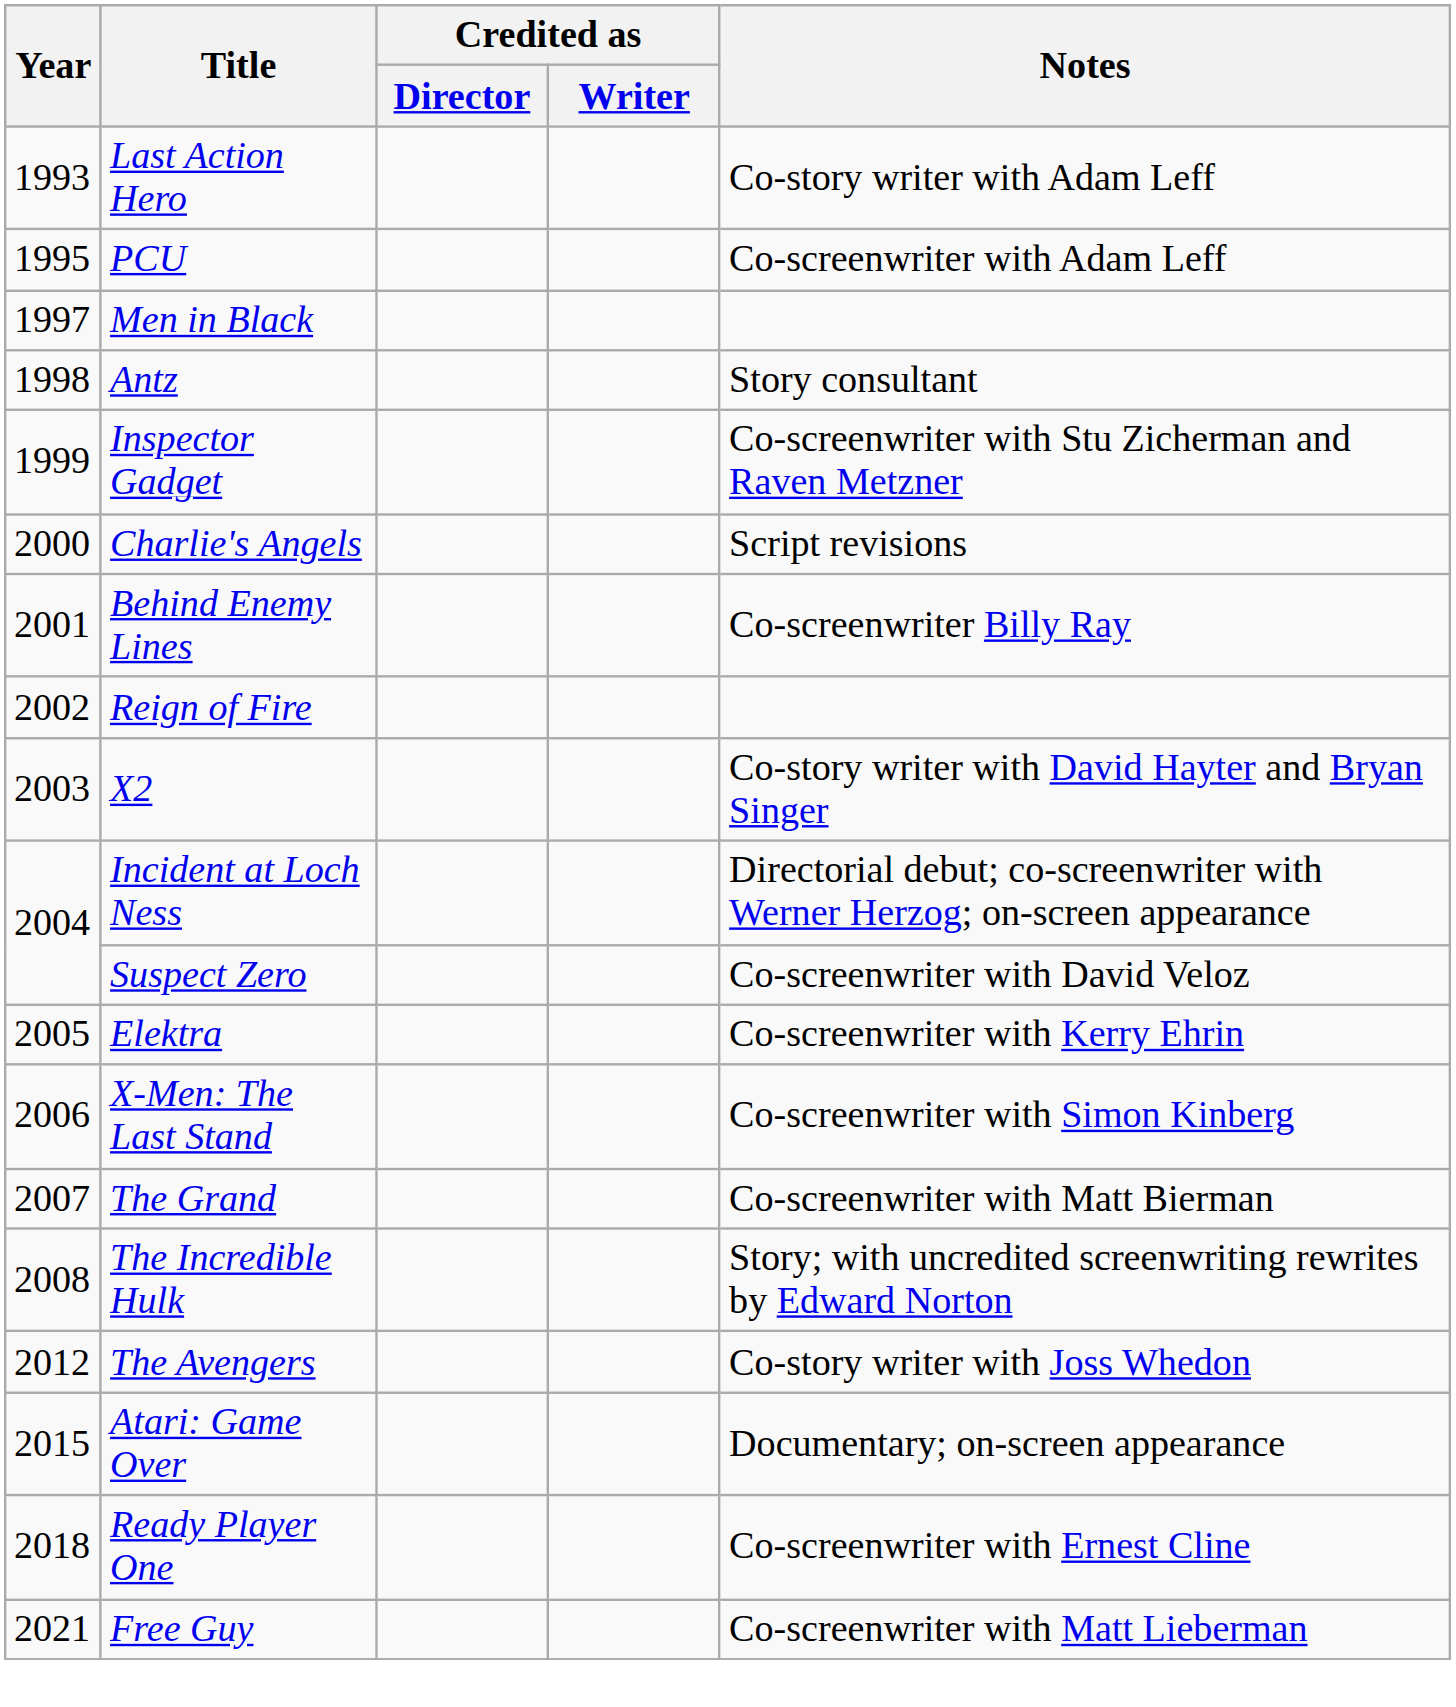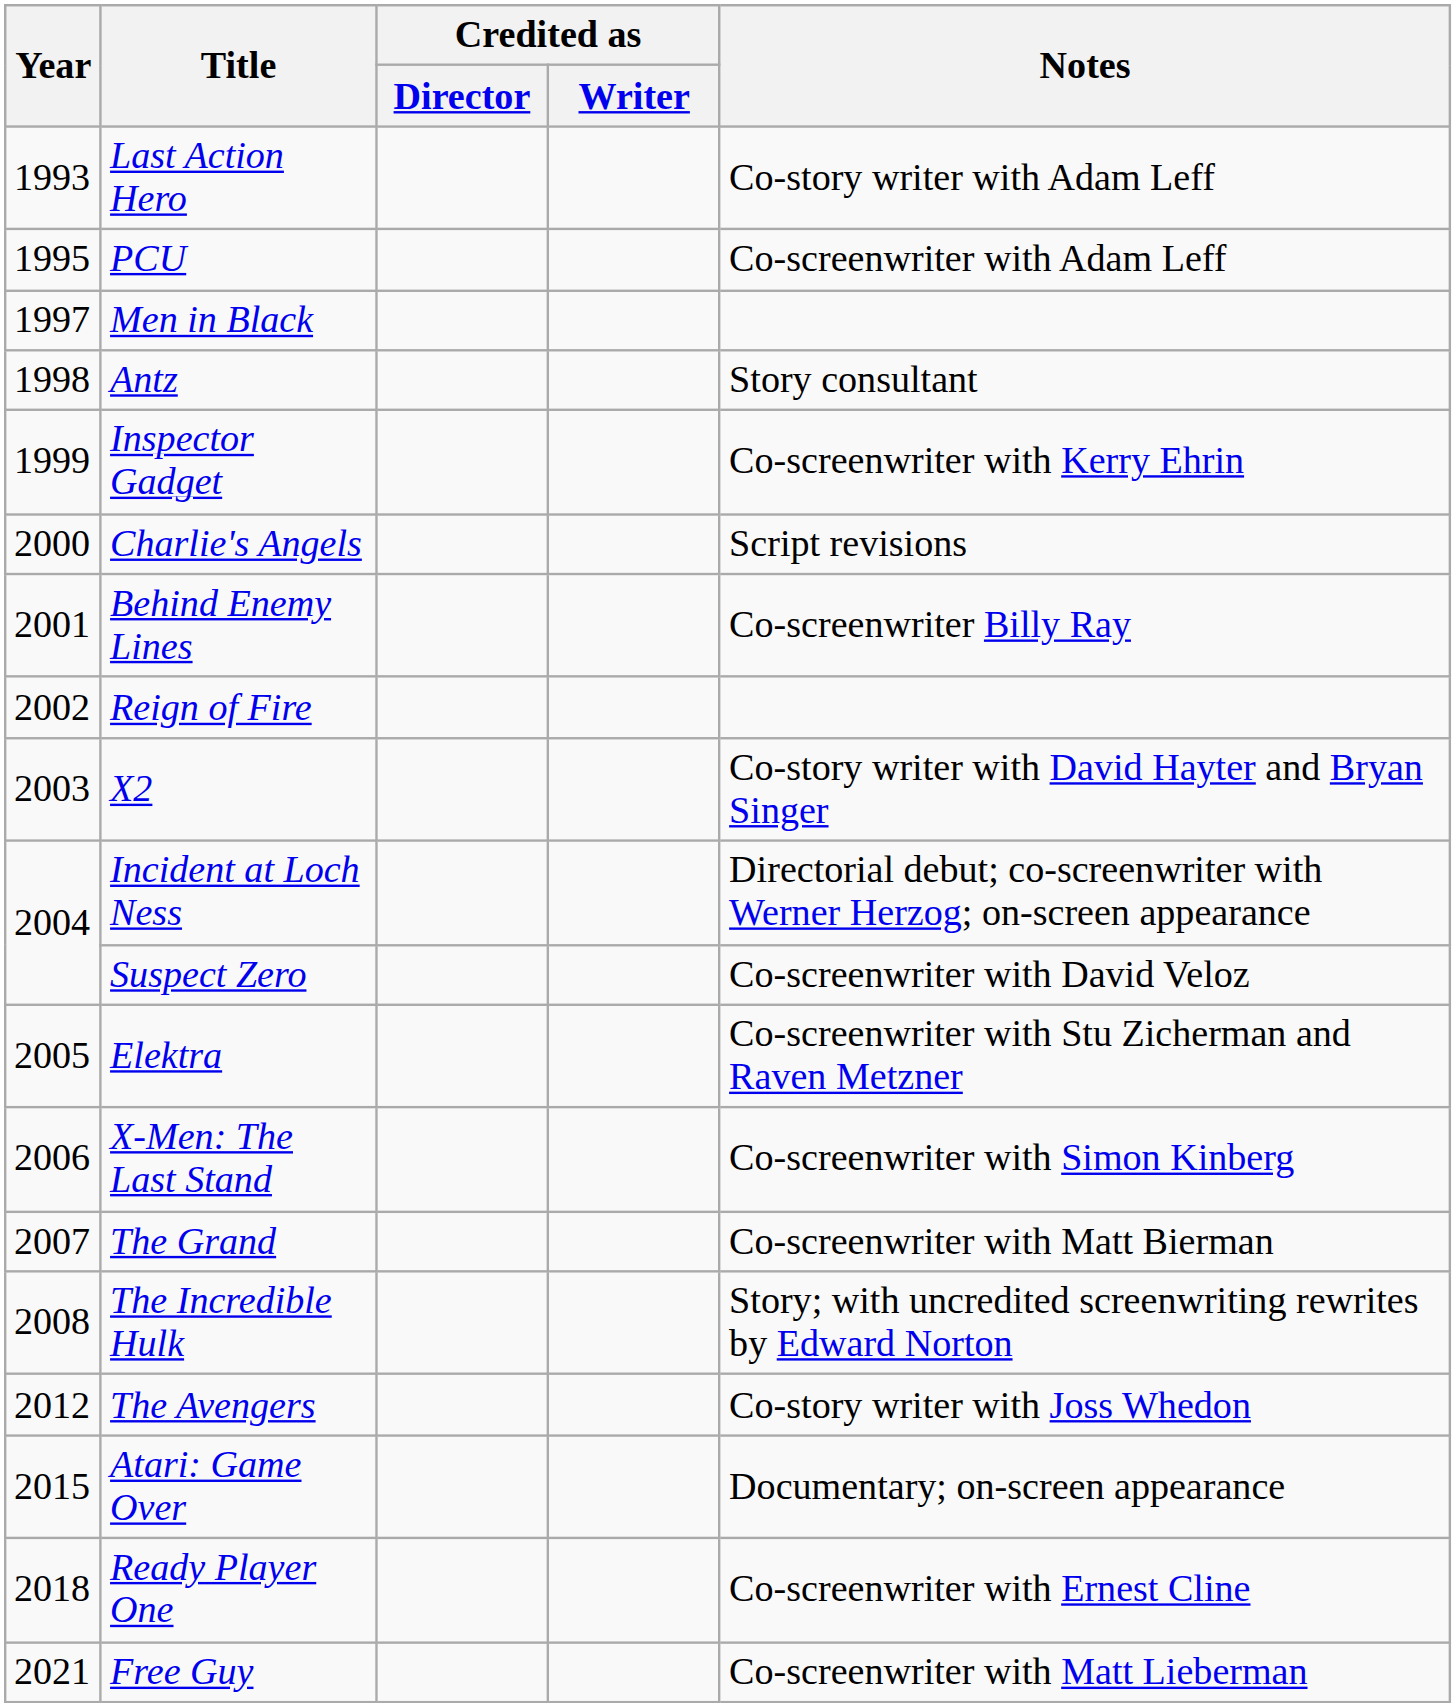(1040, 461) Co-screenwriter with Stu Zicherman and Raven Metzner -> (987, 461) Co-screenwriter with Kerry Ehrin
(987, 1033) Co-screenwriter with Kerry Ehrin -> (1040, 1055) Co-screenwriter with Stu Zicherman and Raven Metzner
